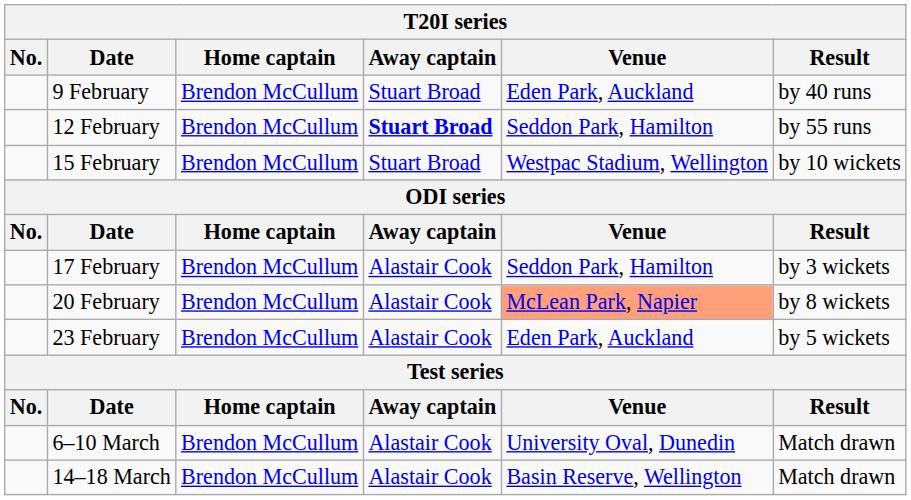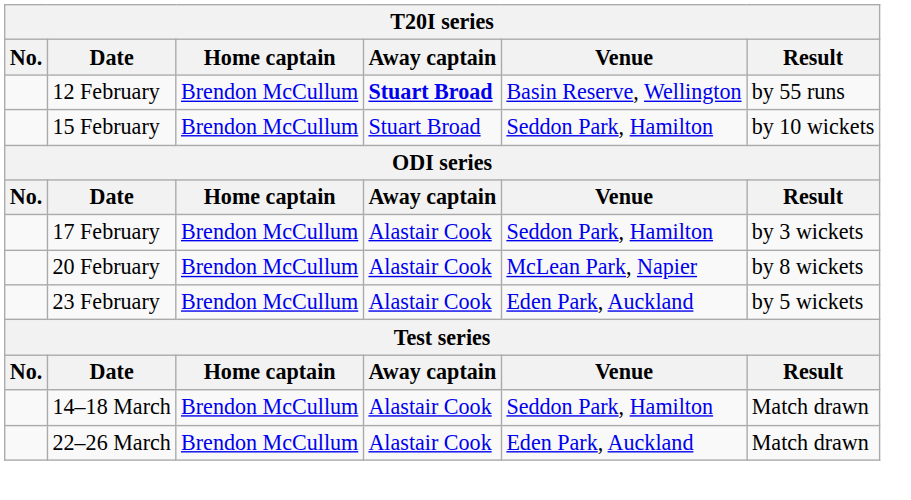- row: (101, 92)
(610, 127) Seddon Park, Hamilton -> (624, 92) Basin Reserve, Wellington
(637, 162) Westpac Stadium, Wellington -> (610, 127) Seddon Park, Hamilton
(602, 302) lightsalmon background -> (602, 267) no background
- row: (106, 442)
(624, 477) Basin Reserve, Wellington -> (610, 407) Seddon Park, Hamilton
+ row: (112, 442)
